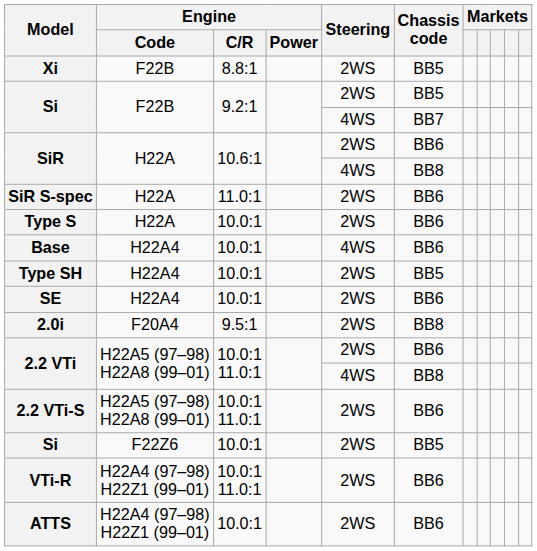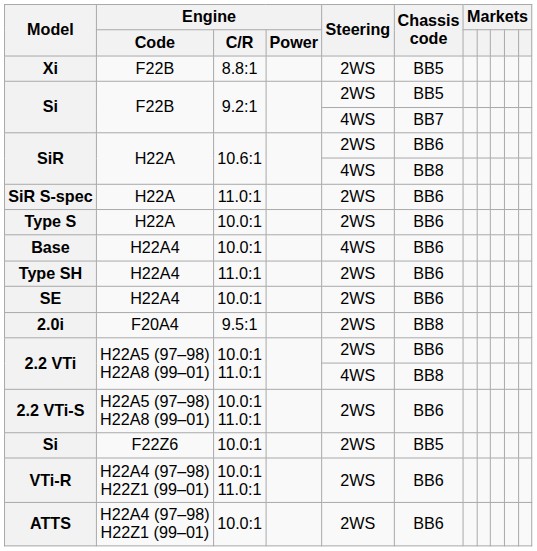(240, 273) 10.0:1 -> (240, 273) 11.0:1
(429, 273) BB5 -> (429, 273) BB6
